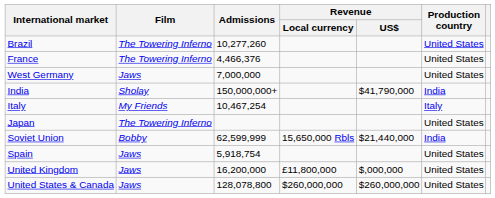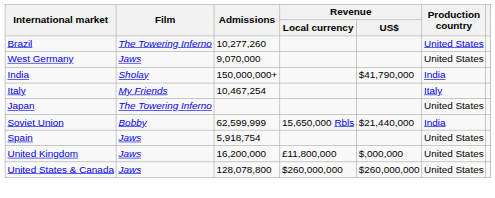- row: (23, 59)
(239, 75) 7,000,000 -> (239, 59) 9,070,000
